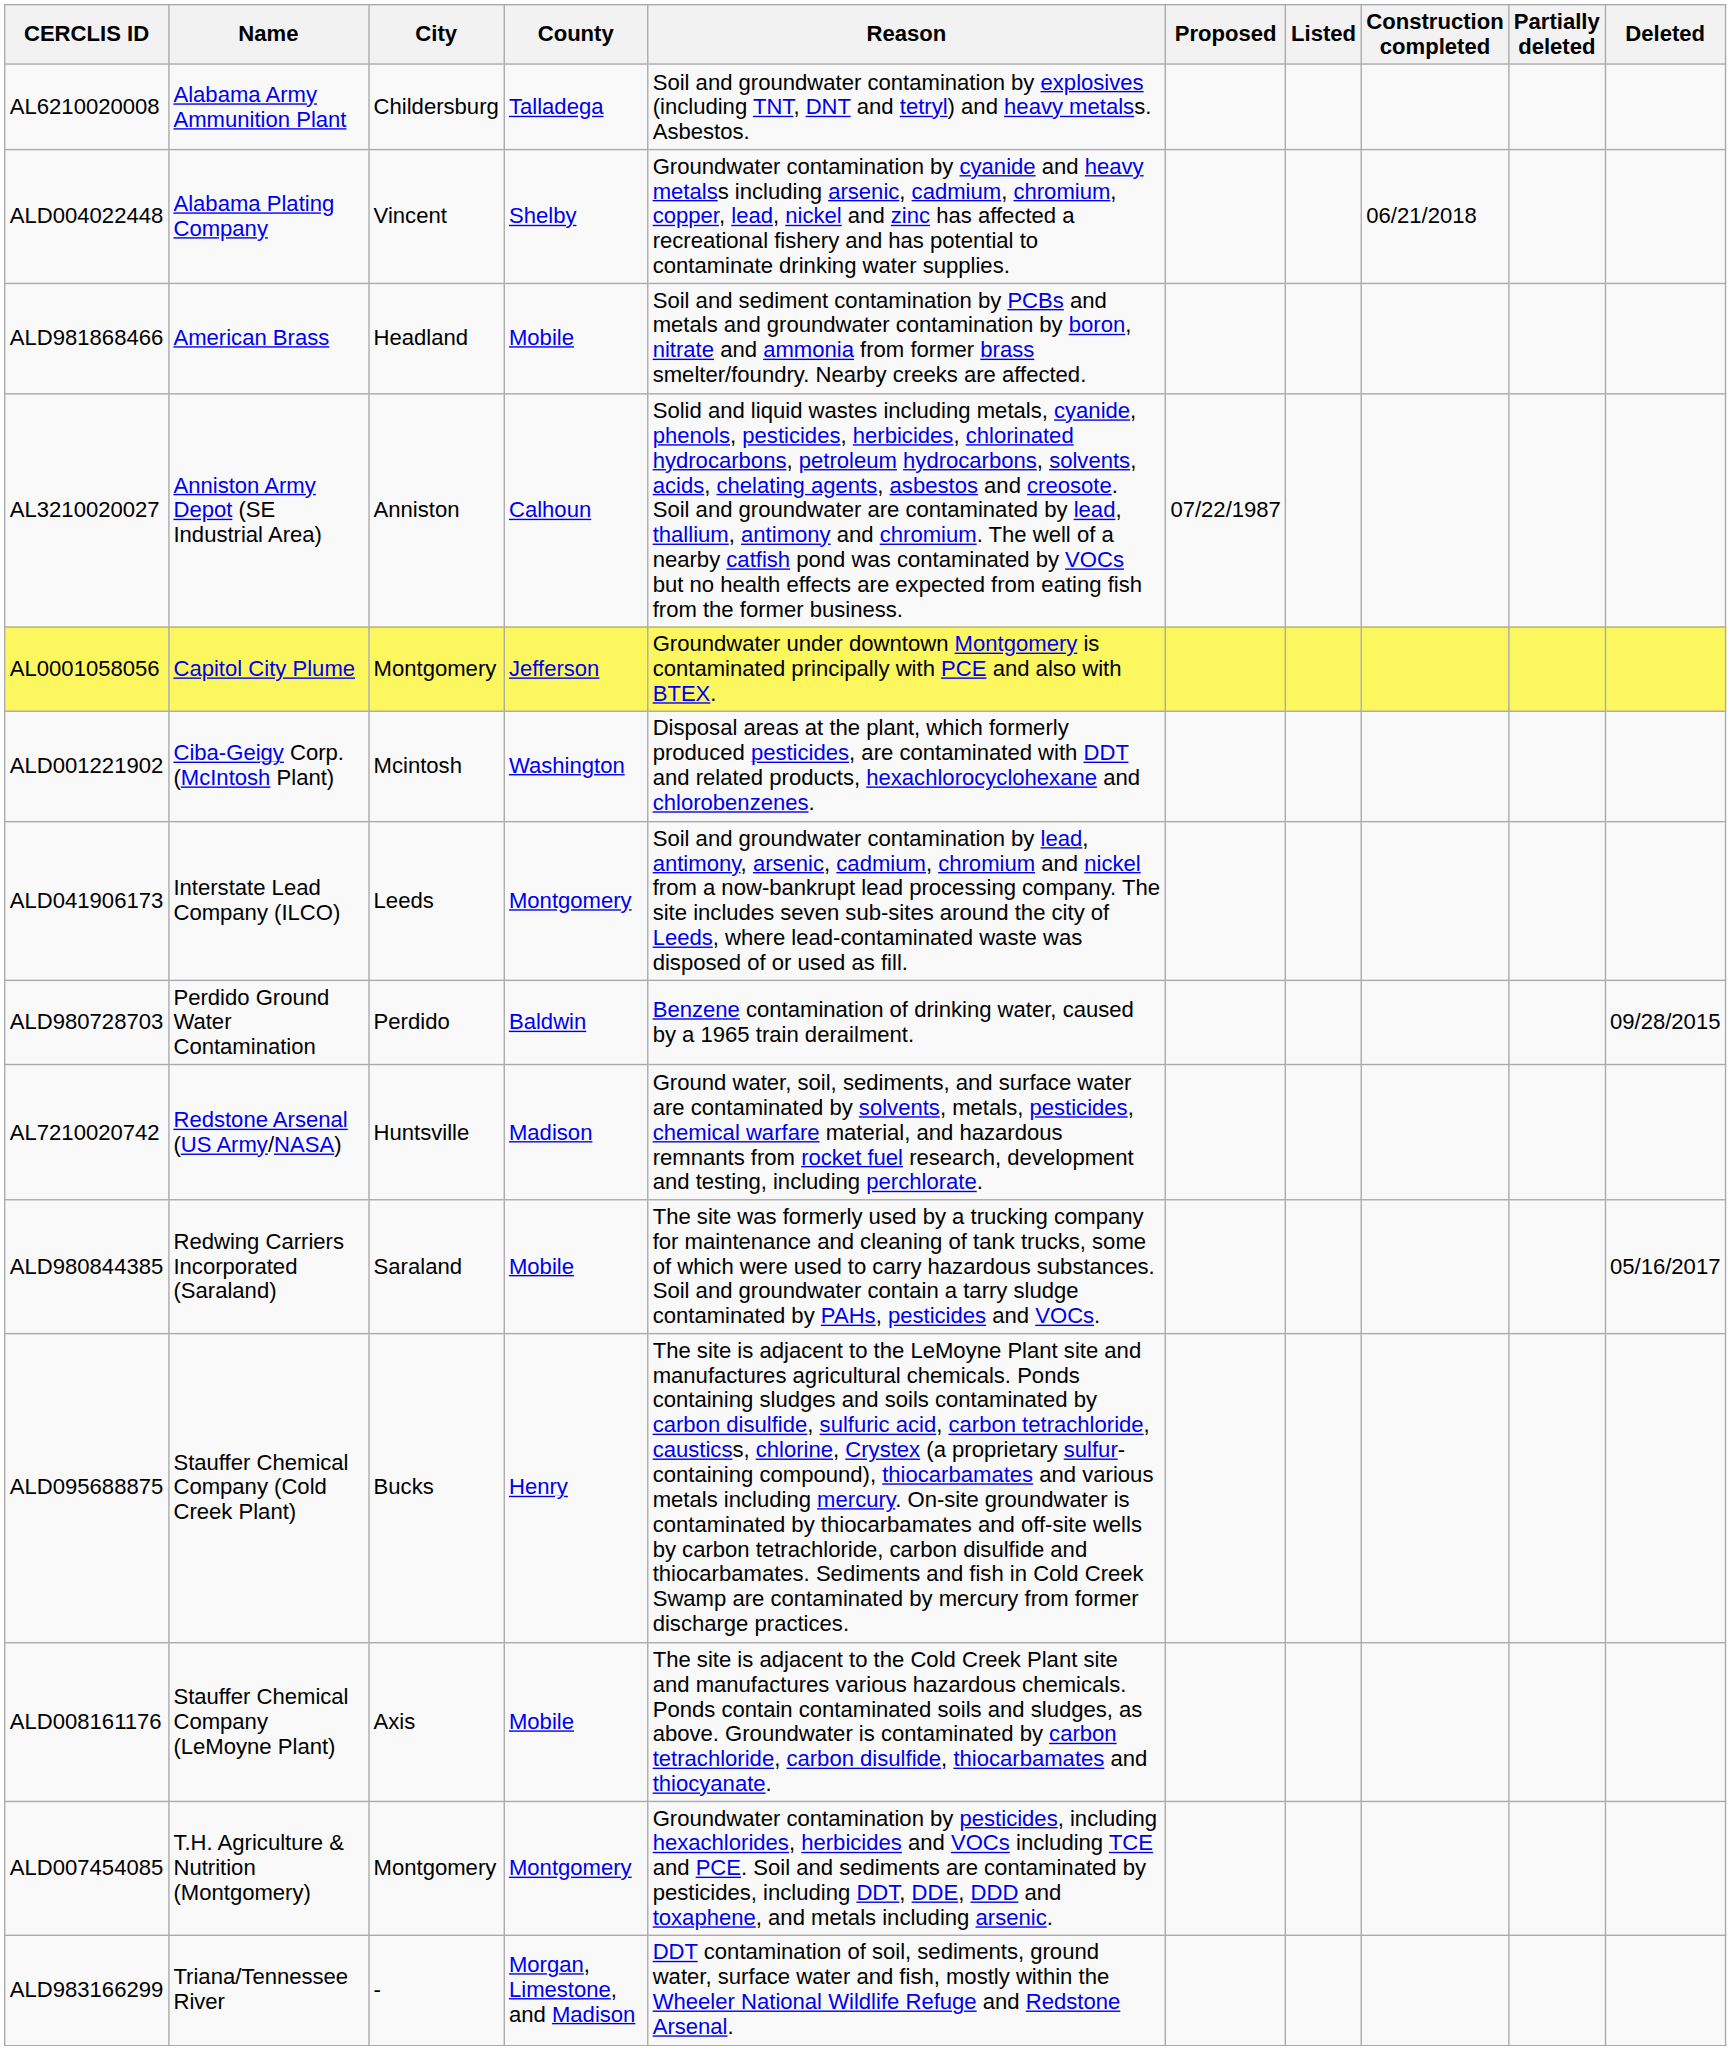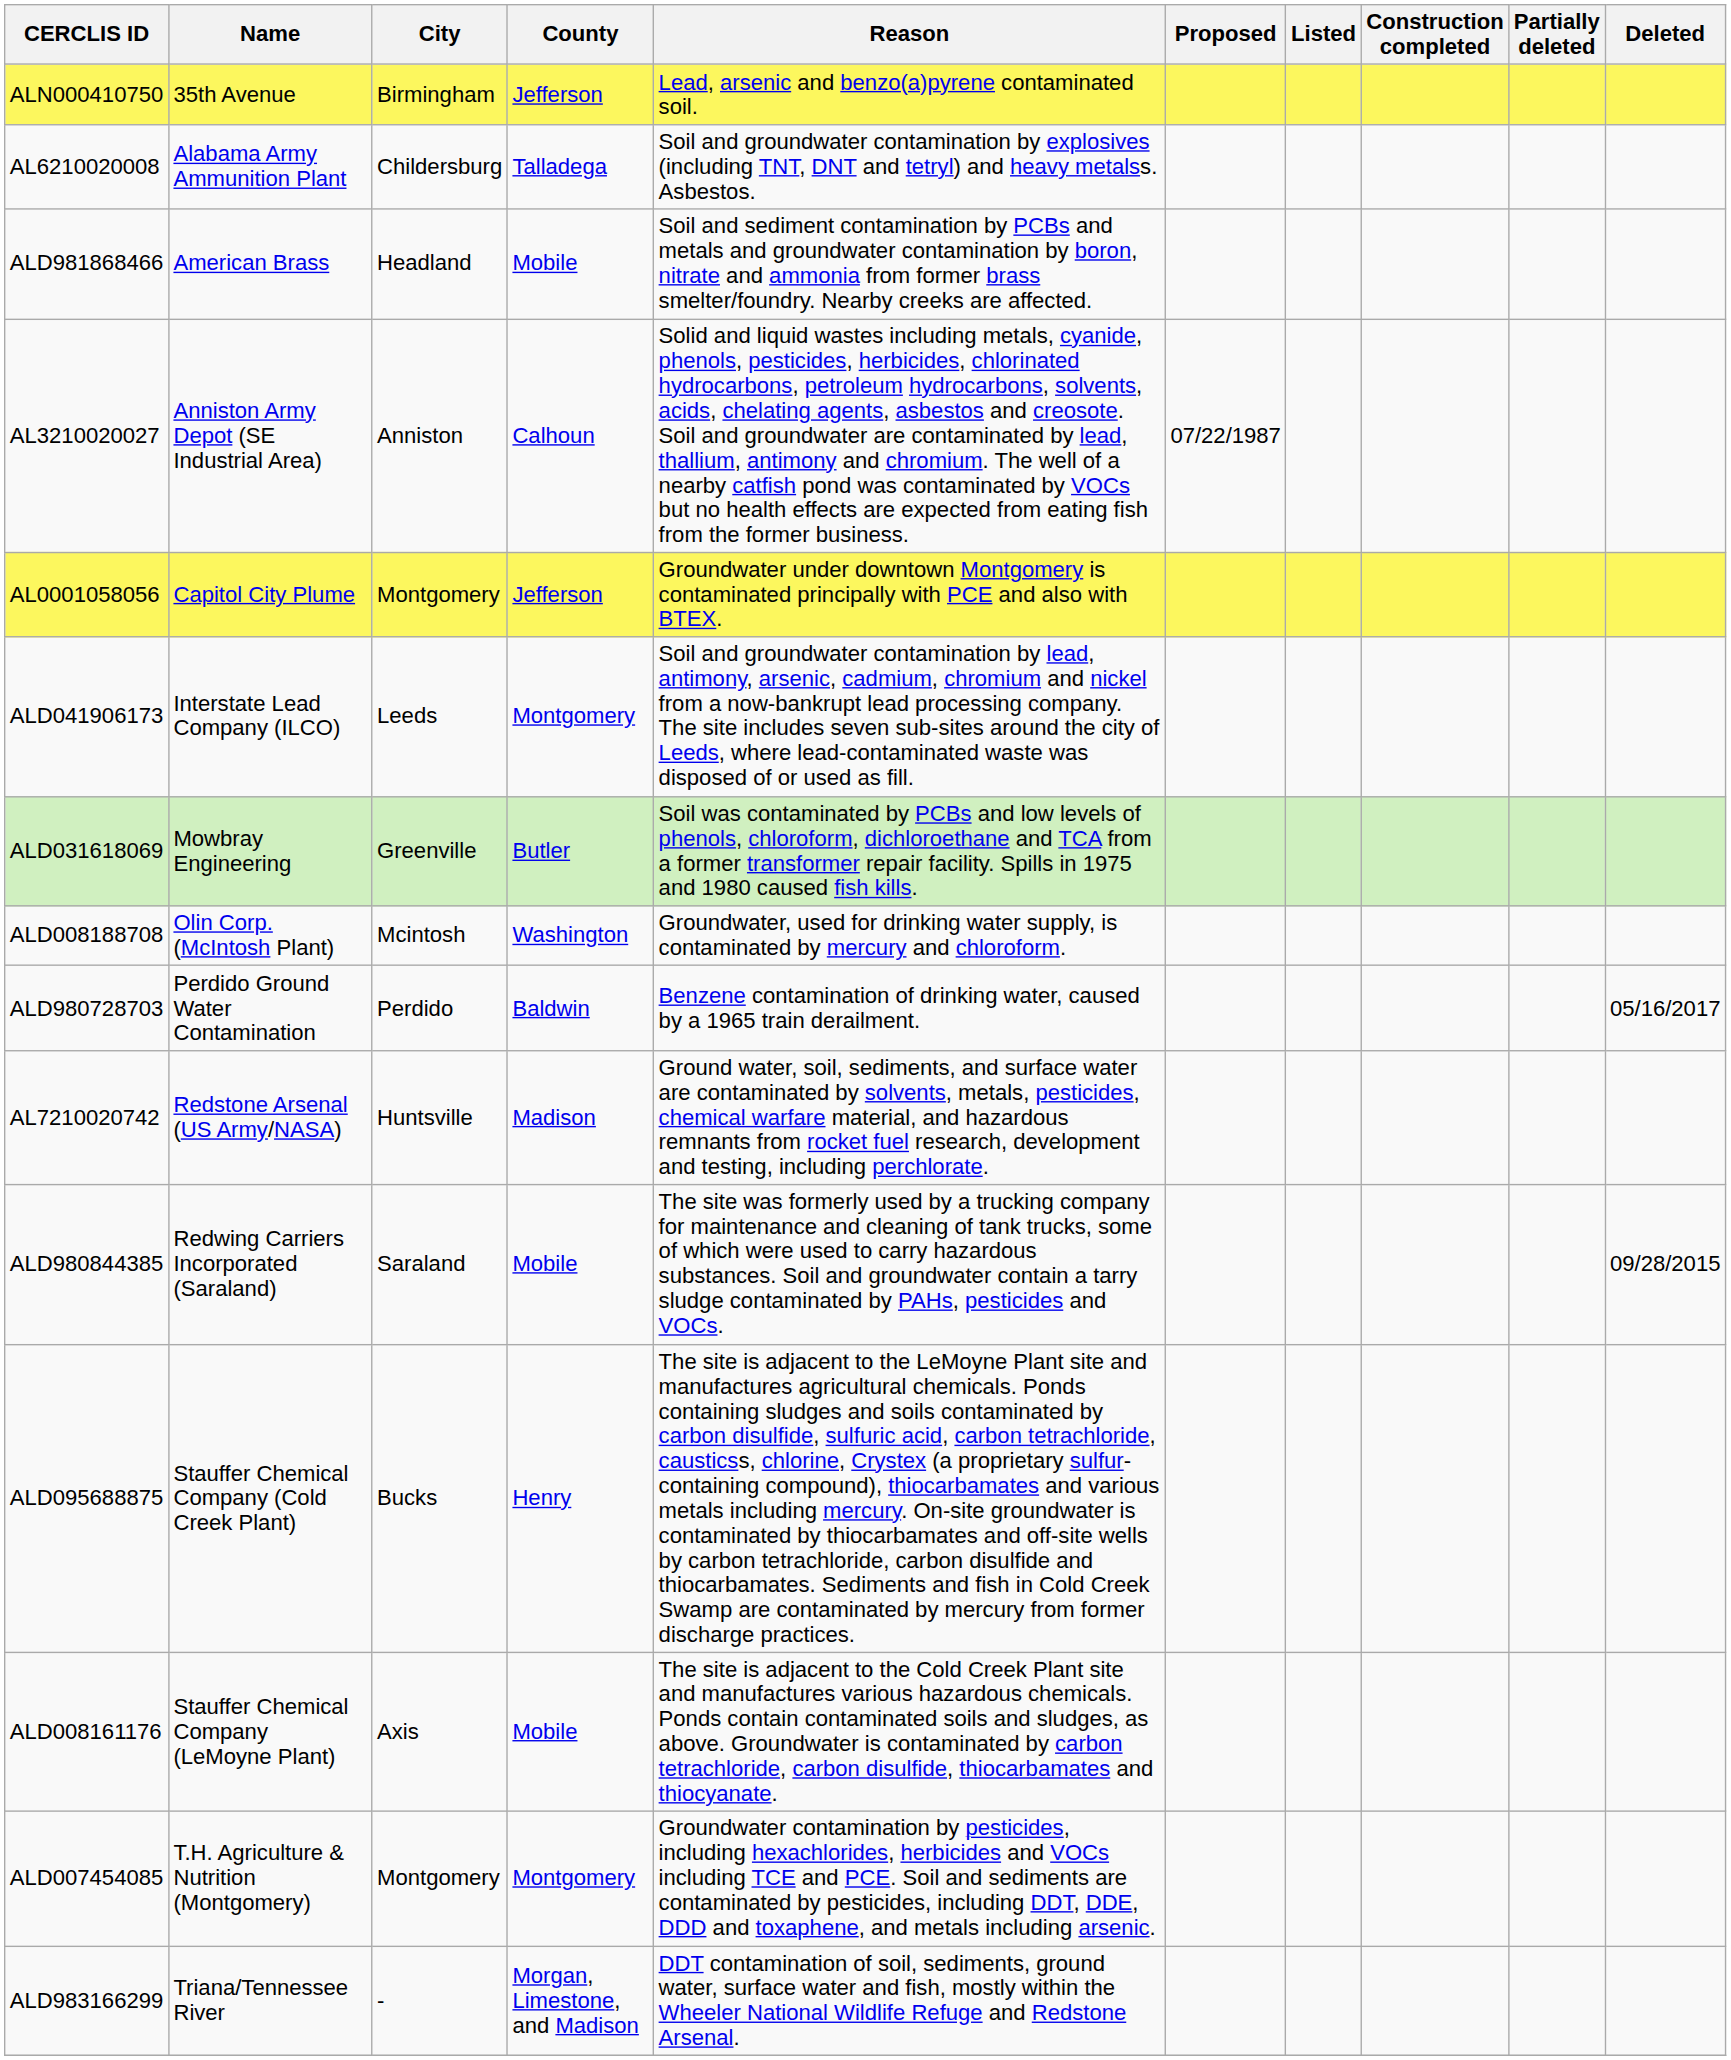+ row: (87, 94)
- row: (87, 216)
- row: (87, 766)
+ row: (87, 850)
+ row: (87, 935)
(1665, 1022) 09/28/2015 -> (1665, 1007) 05/16/2017
(1665, 1266) 05/16/2017 -> (1665, 1264) 09/28/2015
